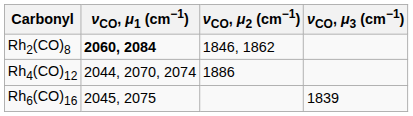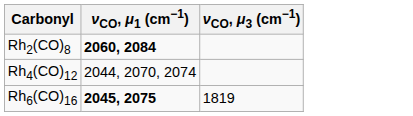- column: (252, 19)
(120, 98) normal -> (120, 98) bold
(323, 98) 1839 -> (219, 98) 1819
